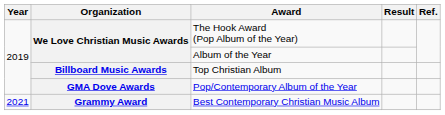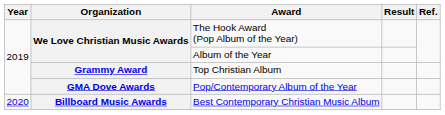(111, 70) Billboard Music Awards -> (111, 70) Grammy Award
(18, 102) 2021 -> (18, 102) 2020
(111, 102) Grammy Award -> (111, 102) Billboard Music Awards
